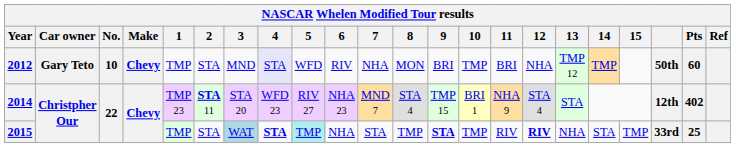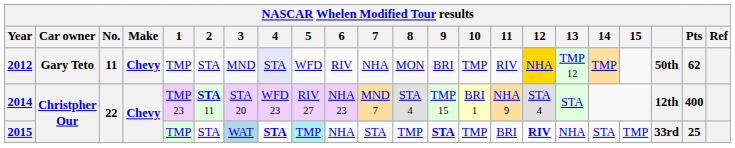(111, 65) 10 -> (111, 65) 11
(507, 65) BRI -> (507, 65) RIV
(539, 65) no background -> (539, 65) gold background
(694, 65) 60 -> (694, 65) 62
(694, 102) 402 -> (694, 102) 400
(507, 131) RIV -> (507, 131) BRI
